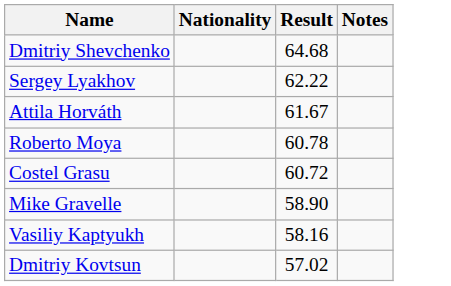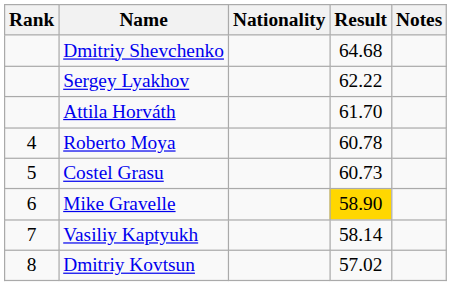+ column: (32, 19)
(307, 111) 61.67 -> (361, 111) 61.70
(307, 173) 60.72 -> (361, 173) 60.73
(307, 204) no background -> (361, 204) gold background
(307, 234) 58.16 -> (361, 234) 58.14
